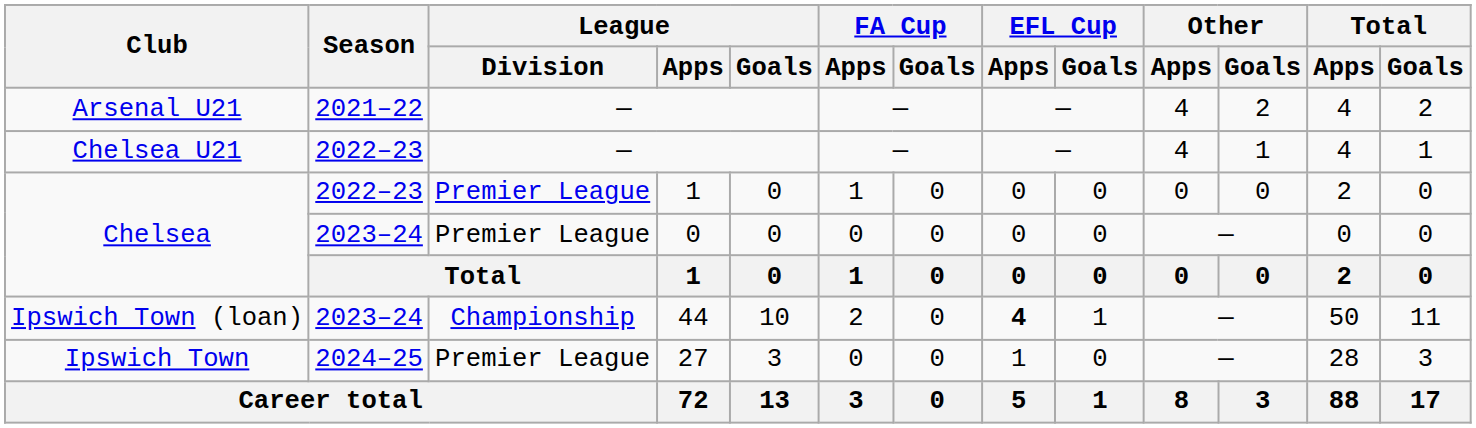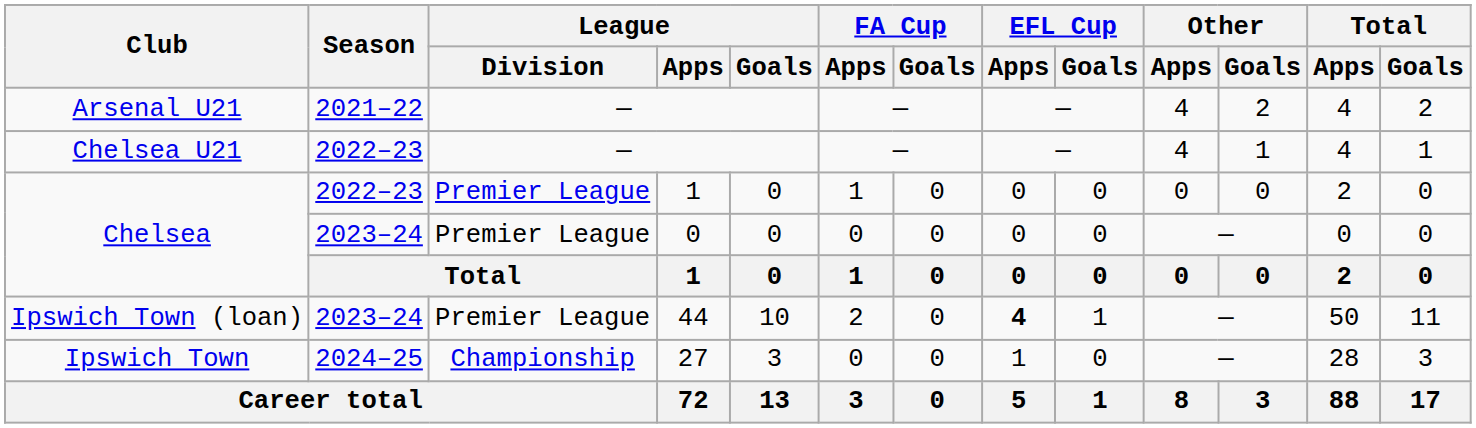(543, 318) Championship -> (543, 318) Premier League
(543, 360) Premier League -> (543, 360) Championship
